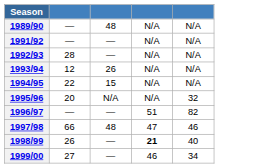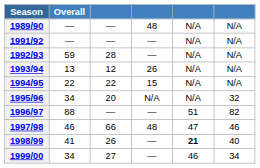+ column: (69, 11)
